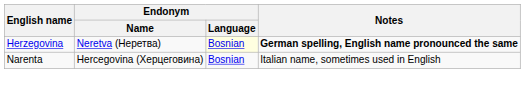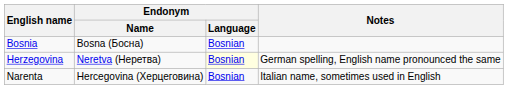+ row: (22, 44)
(389, 44) bold -> (380, 60) normal
